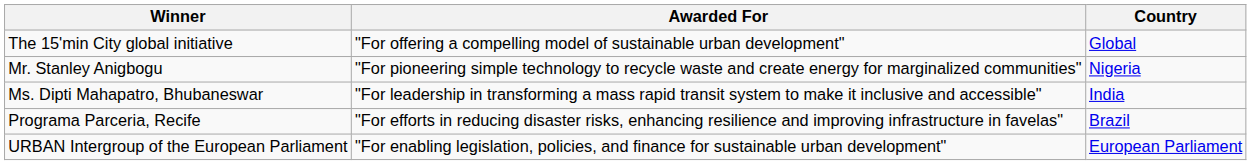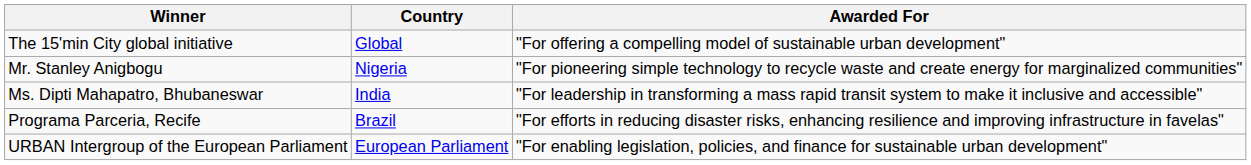columns swapped: (718, 17) <-> (1166, 17)
